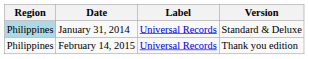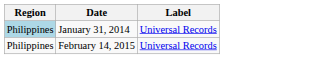- column: (262, 12)
